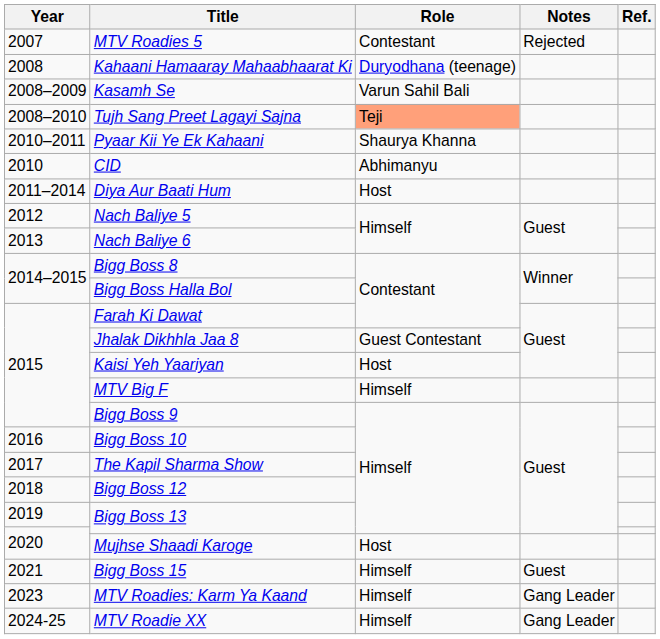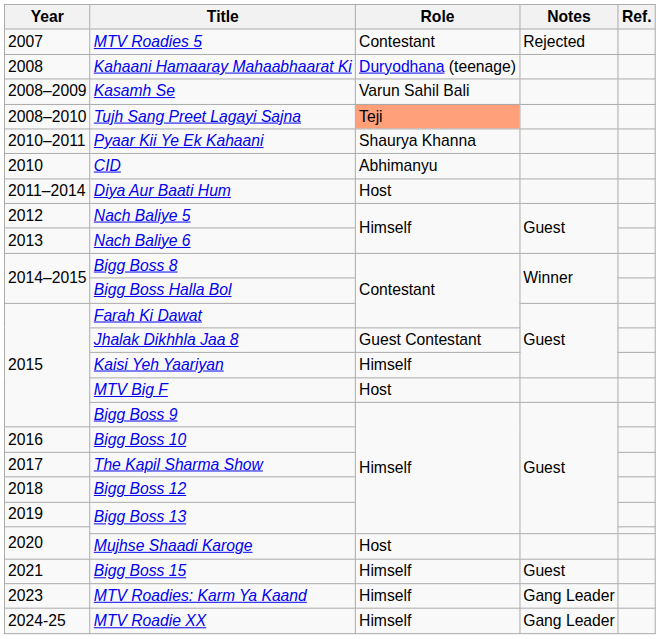(375, 365) Host -> (385, 365) Himself
(385, 389) Himself -> (375, 389) Host
